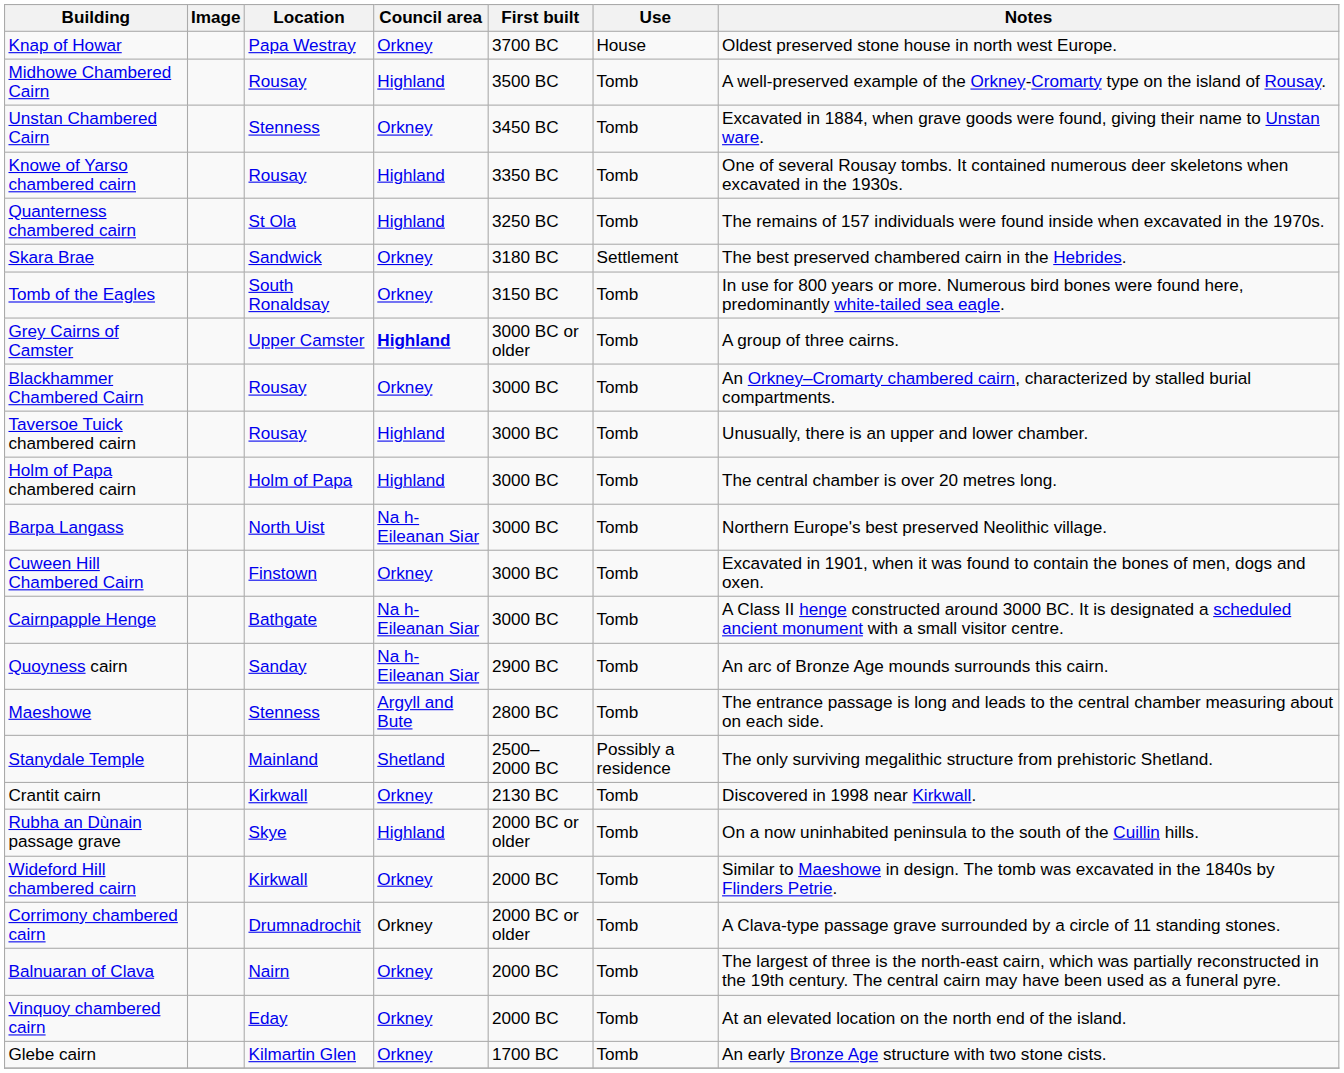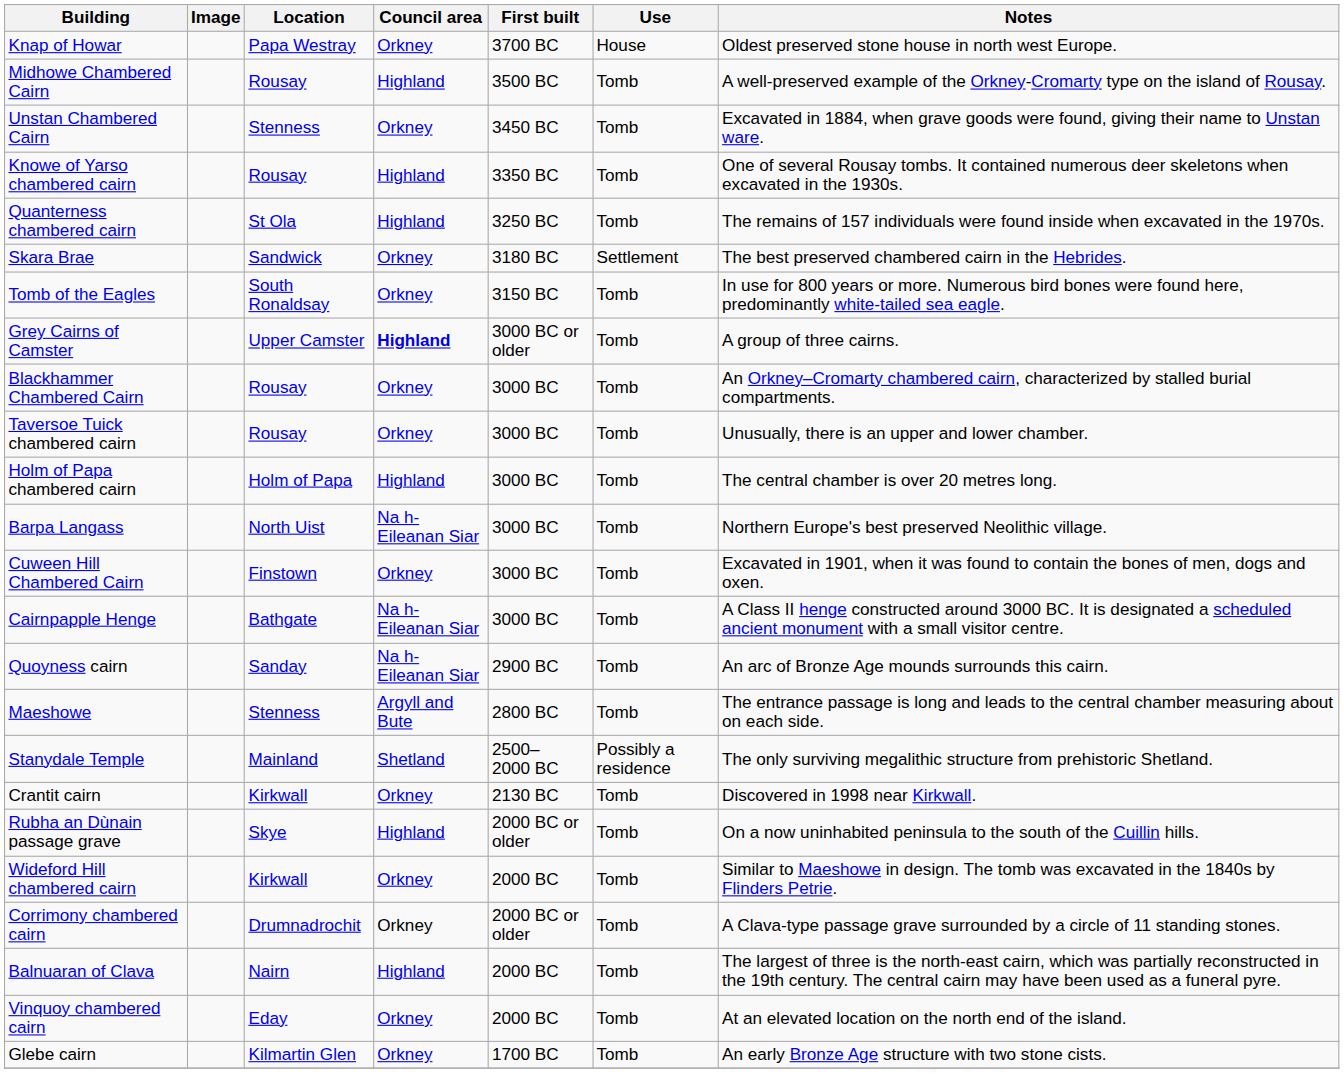(411, 434) Highland -> (405, 434) Orkney
(405, 971) Orkney -> (411, 971) Highland
